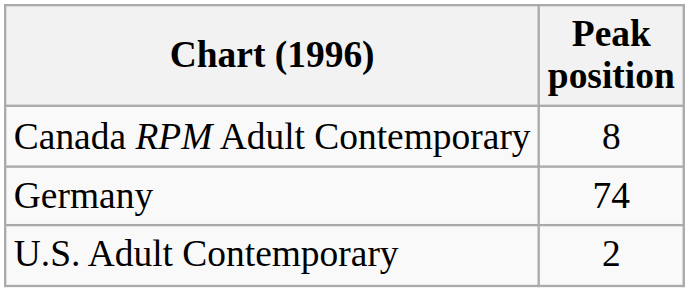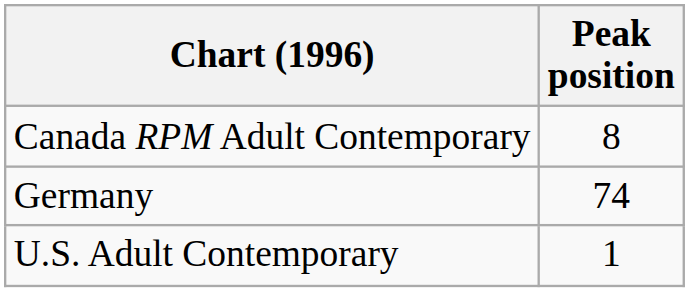(611, 254) 2 -> (611, 254) 1
